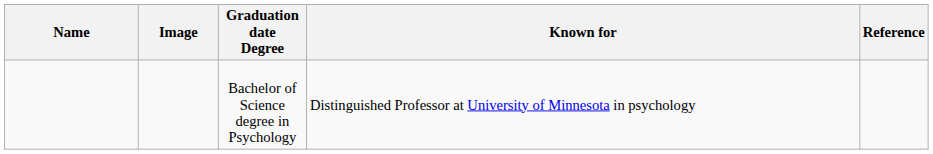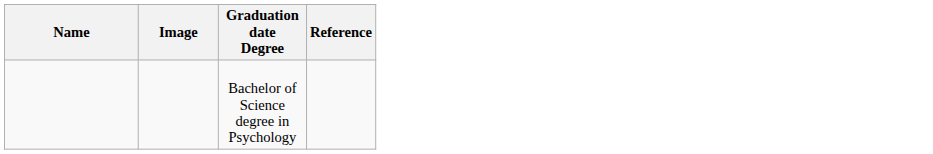- column: (583, 32)
